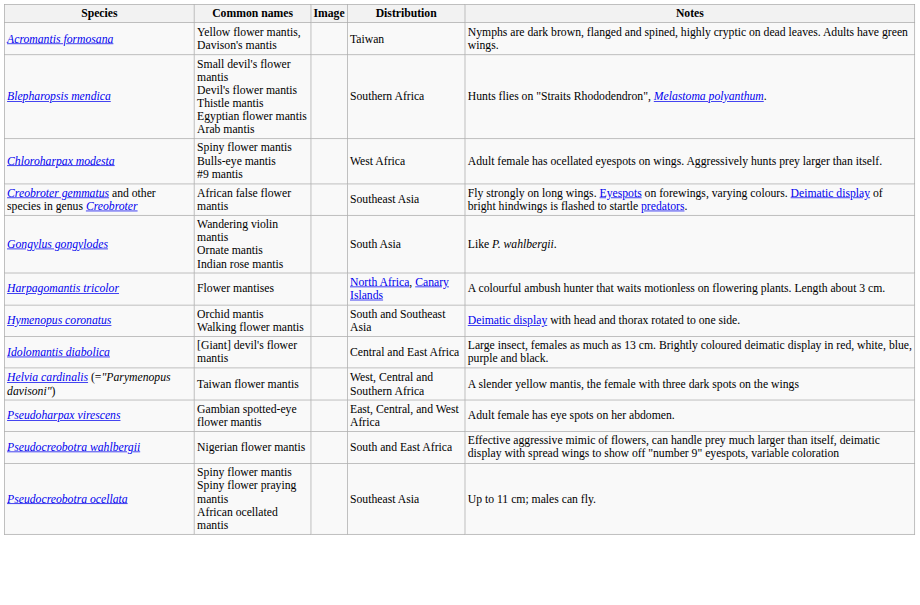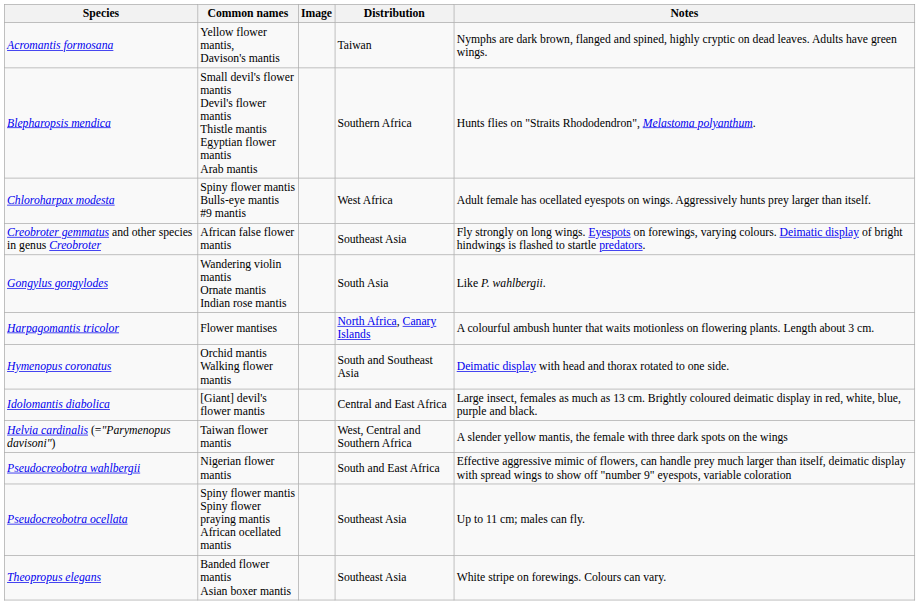- row: (64, 415)
+ row: (54, 577)
